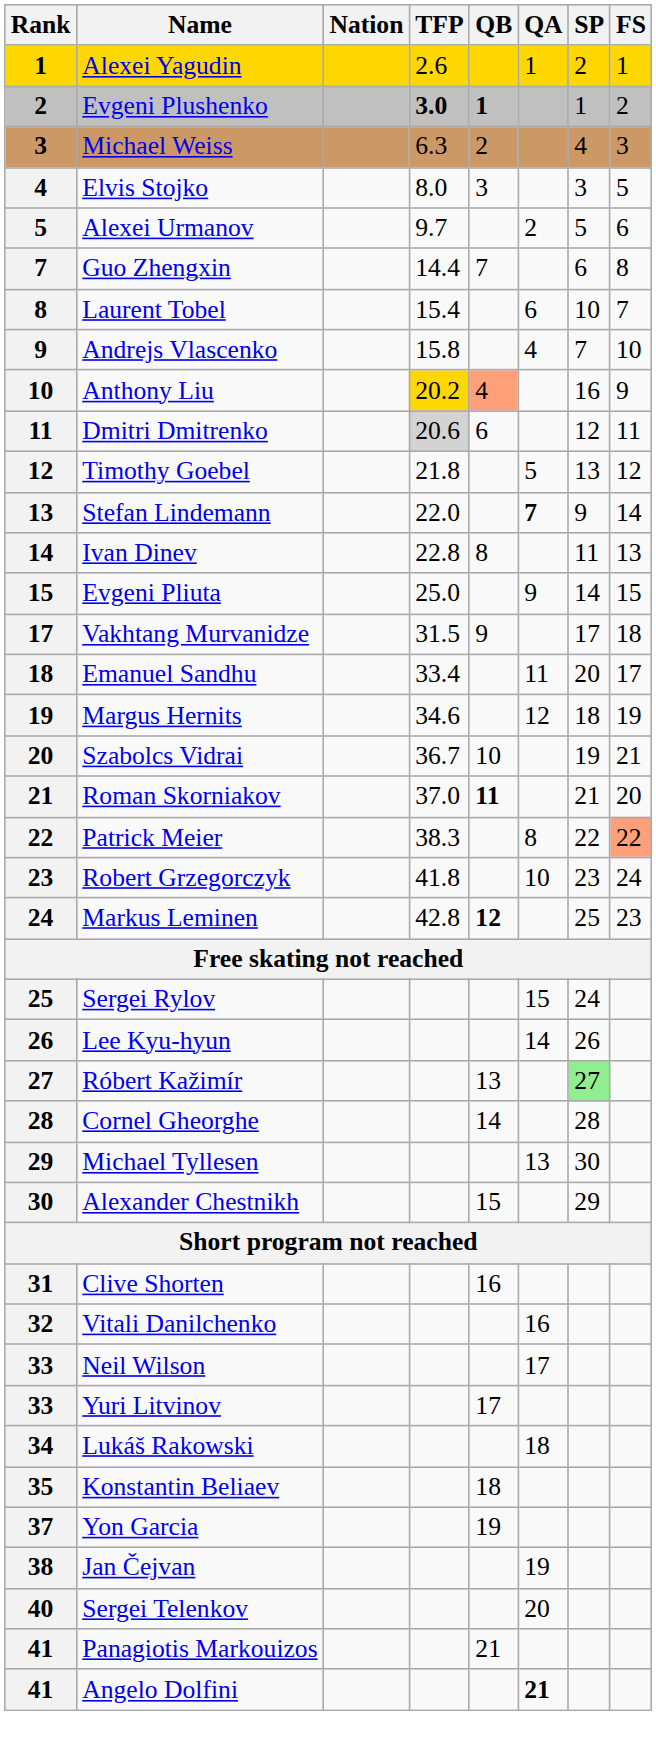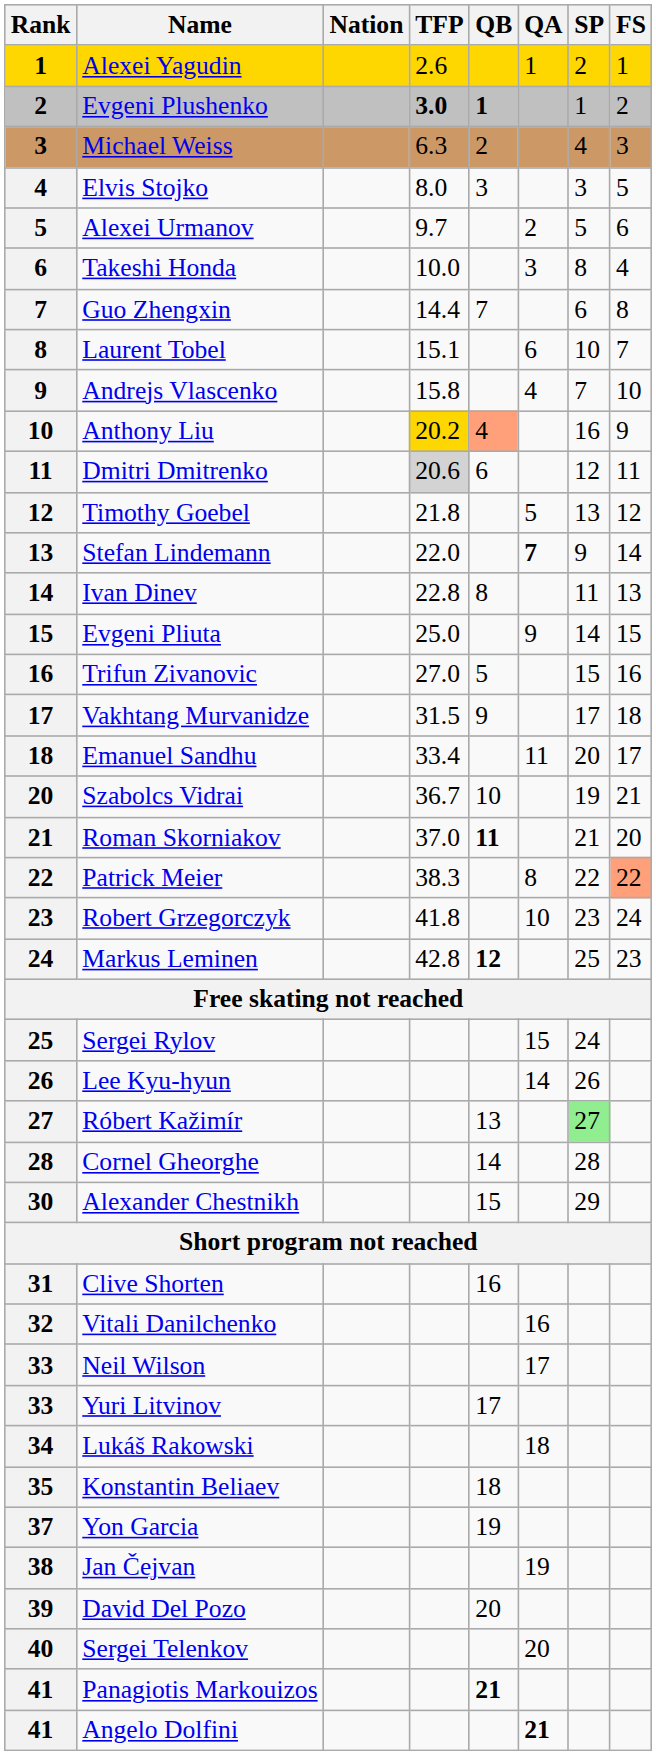+ row: (159, 268)
(438, 308) 15.4 -> (438, 349) 15.1
+ row: (170, 674)
- row: (162, 715)
- row: (170, 1161)
+ row: (164, 1608)
(488, 1648) normal -> (488, 1689) bold
